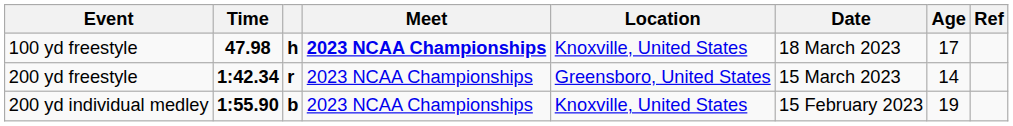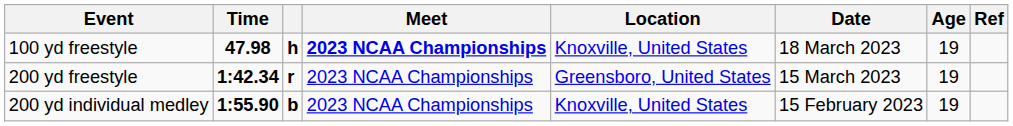(949, 47) 17 -> (949, 47) 19
(949, 76) 14 -> (949, 76) 19
